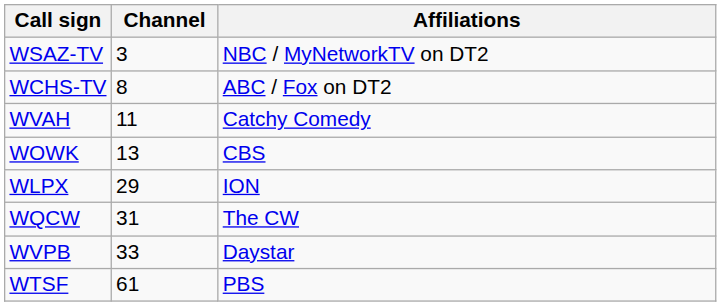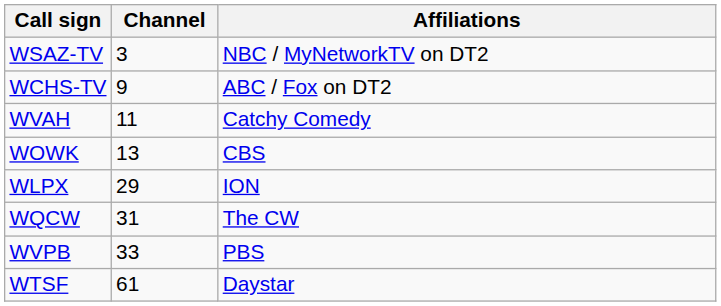(122, 86) 8 -> (122, 86) 9
(259, 251) Daystar -> (244, 251) PBS
(244, 284) PBS -> (259, 284) Daystar
